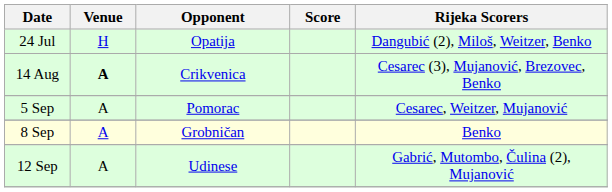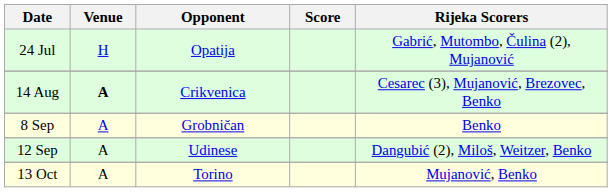(482, 41) Dangubić (2), Miloš, Weitzer, Benko -> (482, 50) Gabrić, Mutombo, Čulina (2), Mujanović
- row: (37, 108)
(482, 166) Gabrić, Mutombo, Čulina (2), Mujanović -> (482, 150) Dangubić (2), Miloš, Weitzer, Benko
+ row: (37, 175)
